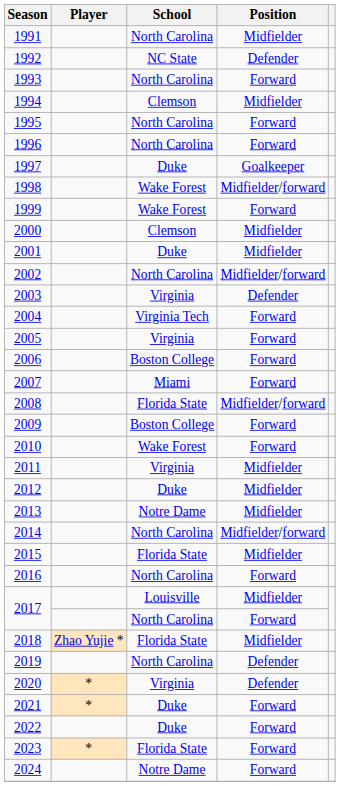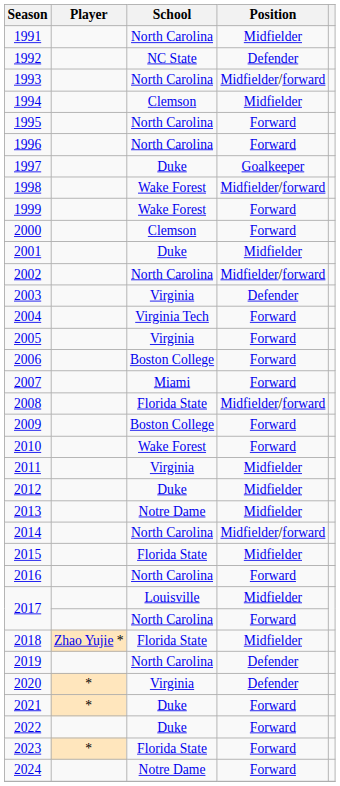(273, 79) Forward -> (273, 79) Midfielder/forward
(273, 230) Midfielder -> (273, 230) Forward
